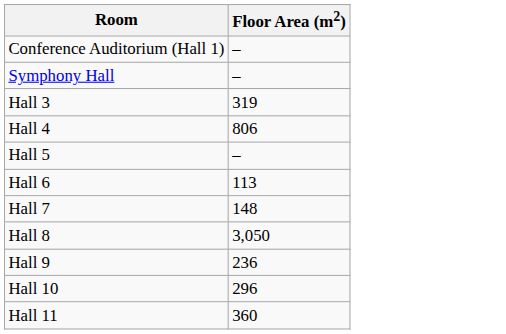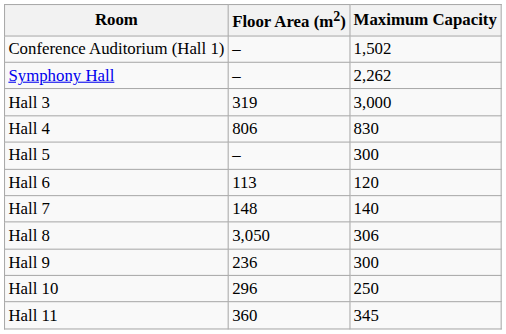+ column: (425, 20)
